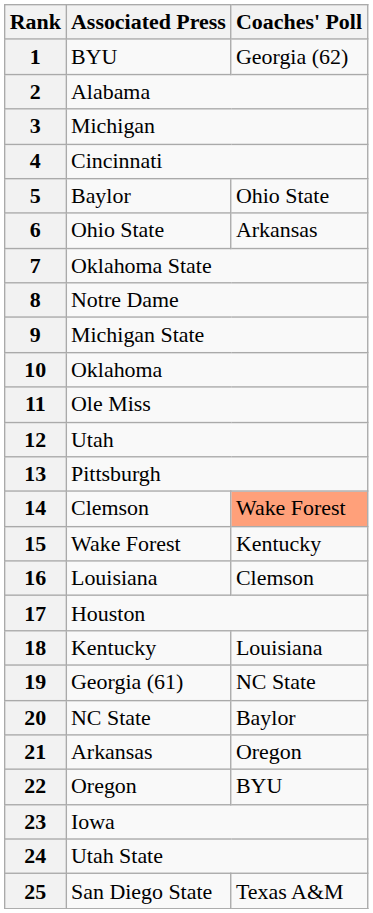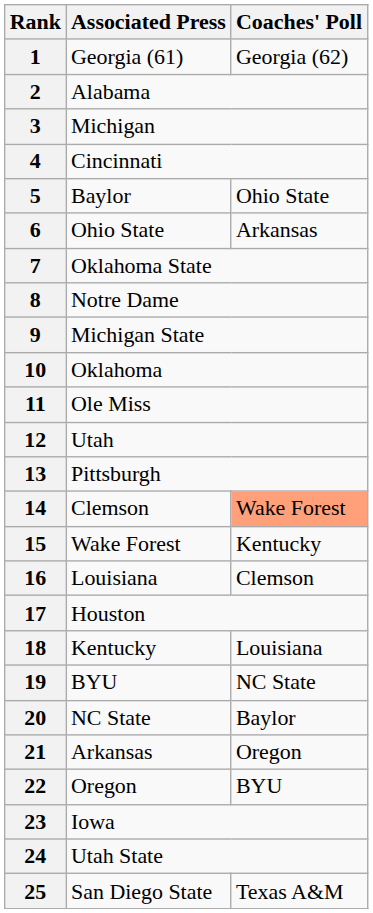(94, 56) BYU -> (127, 56) Georgia (61)
(127, 682) Georgia (61) -> (94, 682) BYU
